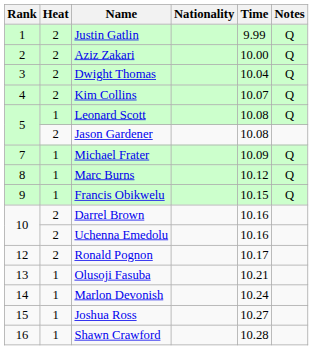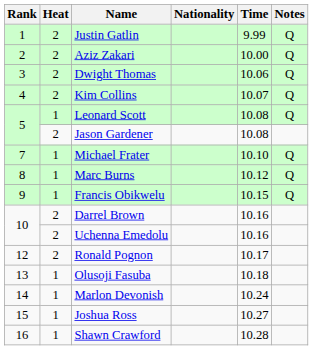(254, 74) 10.04 -> (254, 74) 10.06
(254, 154) 10.09 -> (254, 154) 10.10
(254, 275) 10.21 -> (254, 275) 10.18
